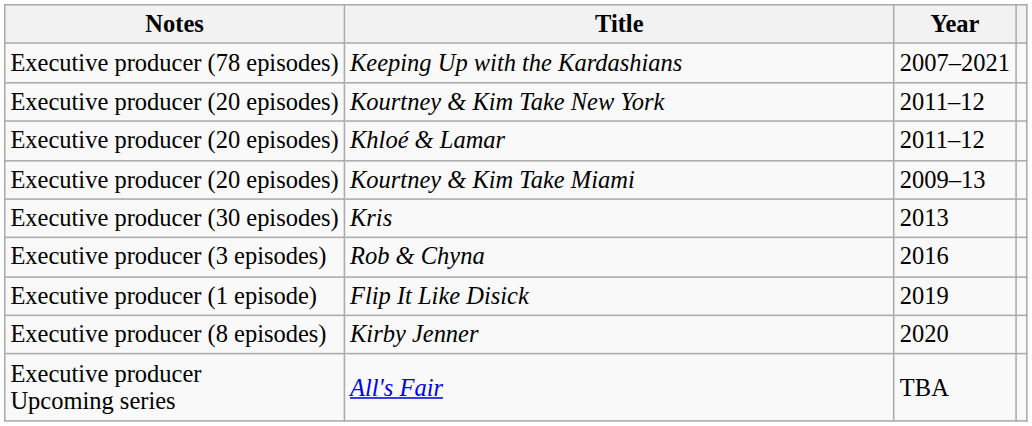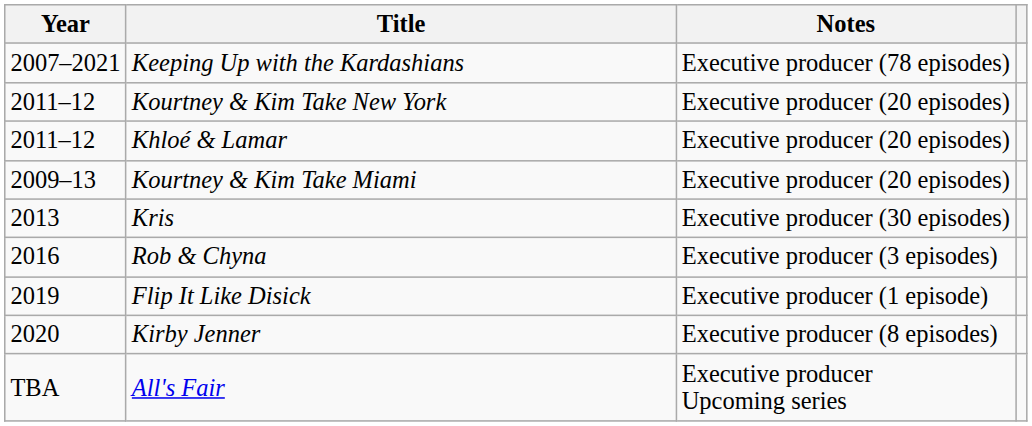columns swapped: (955, 23) <-> (175, 23)
